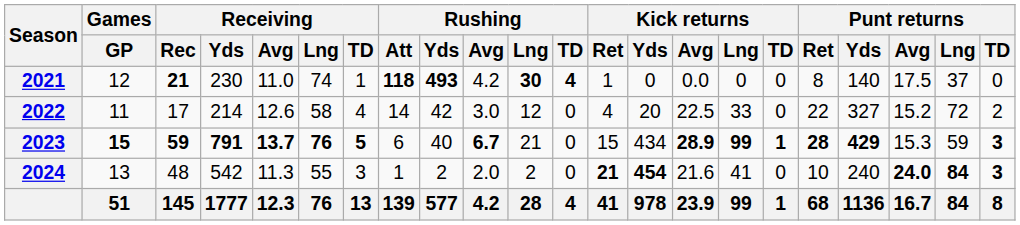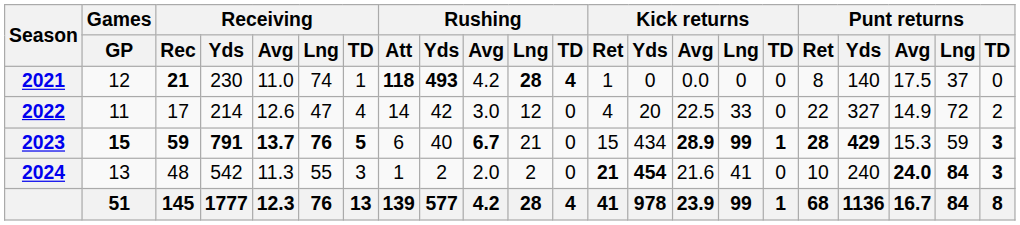(531, 81) 30 -> (531, 81) 28
(321, 111) 58 -> (321, 111) 47
(912, 111) 15.2 -> (912, 111) 14.9
